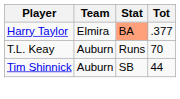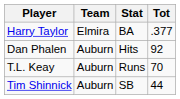(126, 31) lightsalmon background -> (126, 31) no background
+ row: (37, 49)
